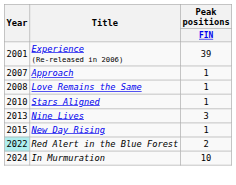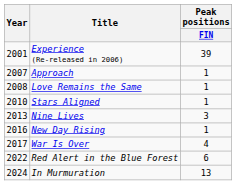(17, 130) 2015 -> (17, 130) 2016
+ row: (60, 144)
(17, 144) paleturquoise background -> (17, 158) no background
(206, 144) 2 -> (206, 158) 6
(206, 158) 10 -> (206, 172) 13
